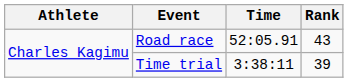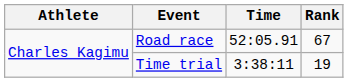(322, 41) 43 -> (322, 41) 67
(322, 65) 39 -> (322, 65) 19
